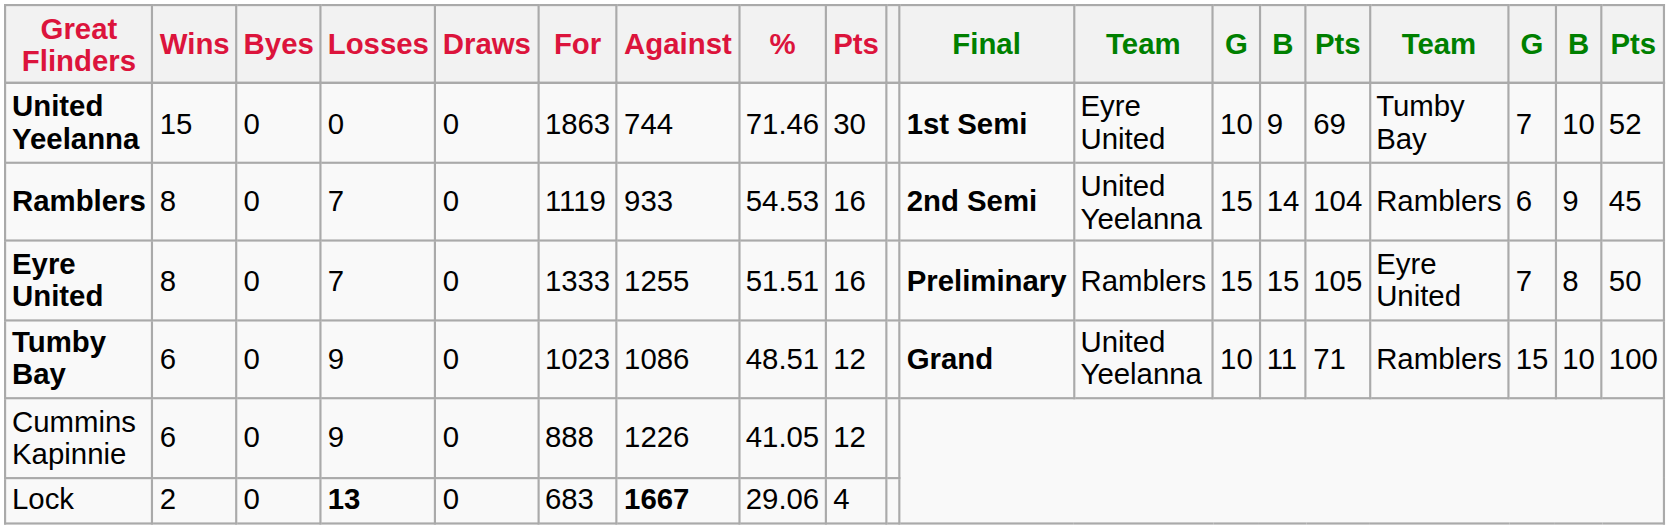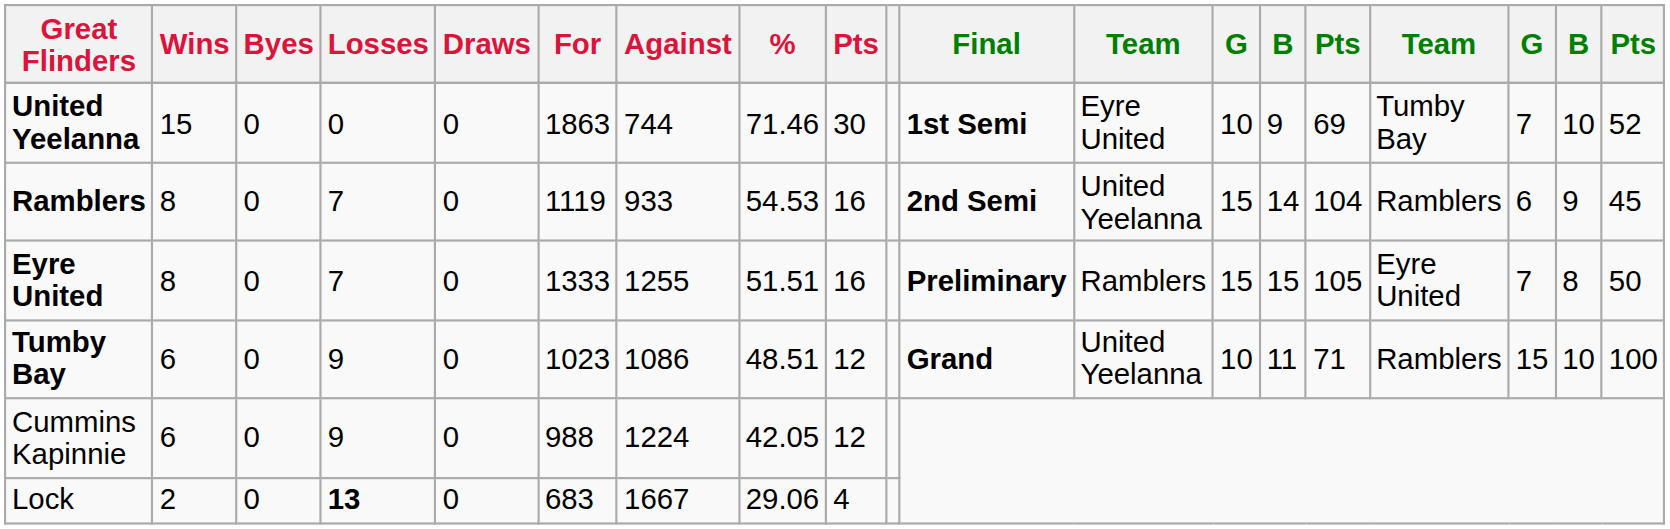(569, 438) 888 -> (569, 438) 988
(657, 438) 1226 -> (657, 438) 1224
(782, 438) 41.05 -> (782, 438) 42.05
(657, 500) bold -> (657, 500) normal
